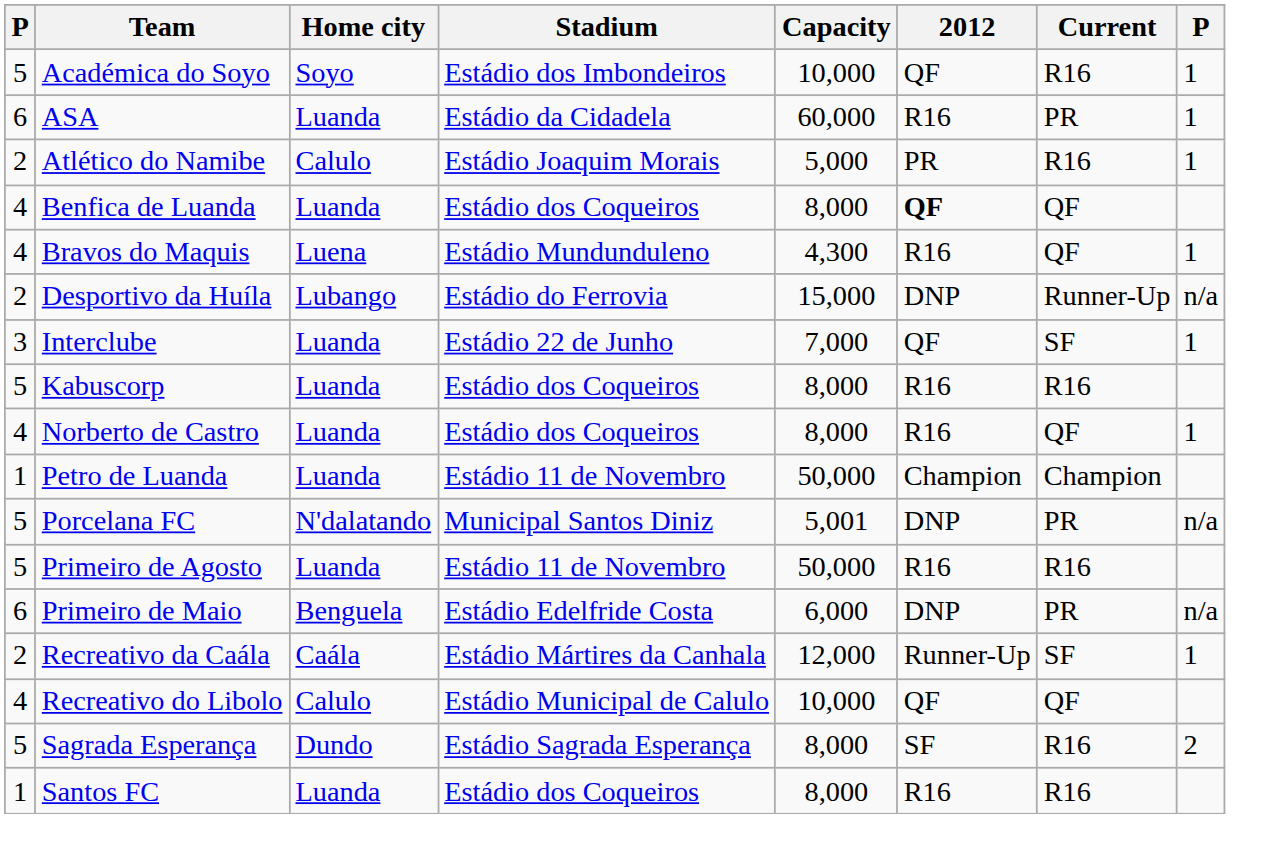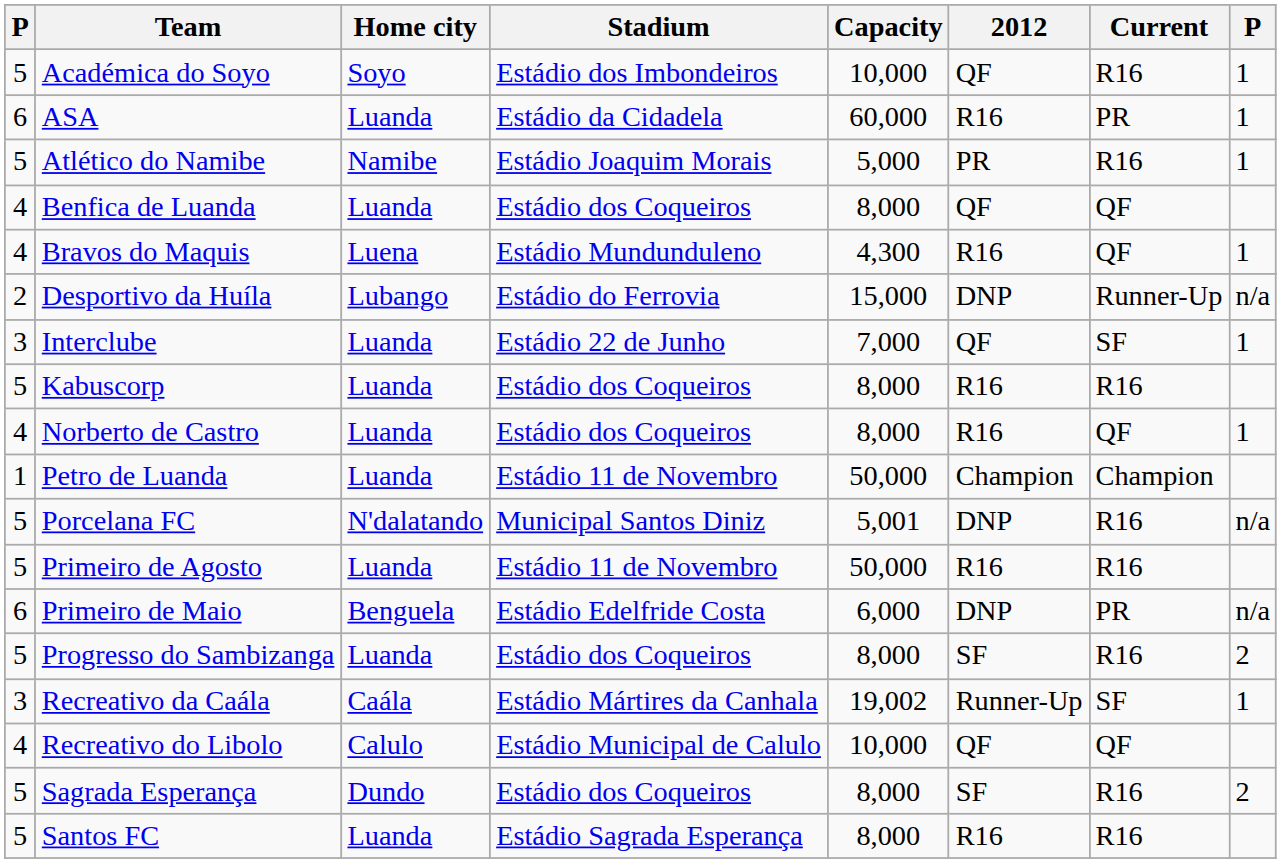(20, 161) 2 -> (20, 161) 5
(333, 161) Calulo -> (392, 161) Namibe
(923, 206) bold -> (974, 206) normal
(1061, 521) PR -> (1119, 521) R16
+ row: (188, 655)
(20, 655) 2 -> (20, 700) 3
(836, 655) 12,000 -> (888, 700) 19,002
(598, 745) Estádio Sagrada Esperança -> (624, 790) Estádio dos Coqueiros
(20, 790) 1 -> (20, 835) 5
(572, 790) Estádio dos Coqueiros -> (649, 835) Estádio Sagrada Esperança
